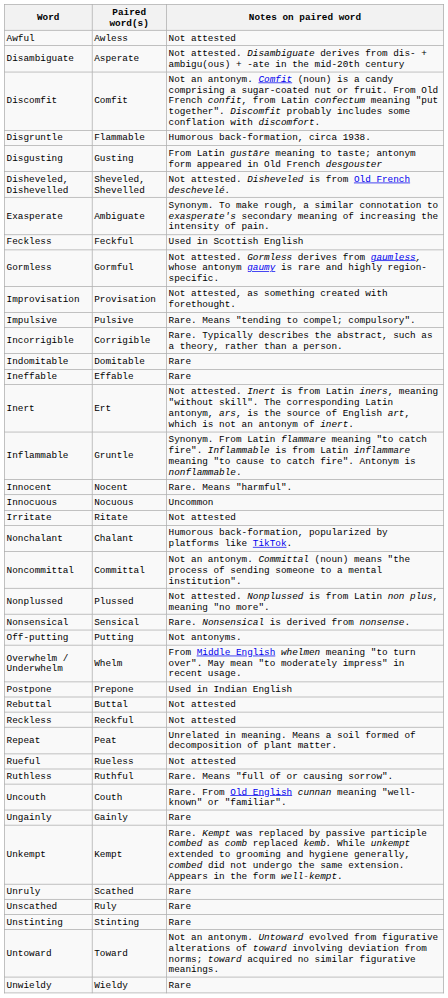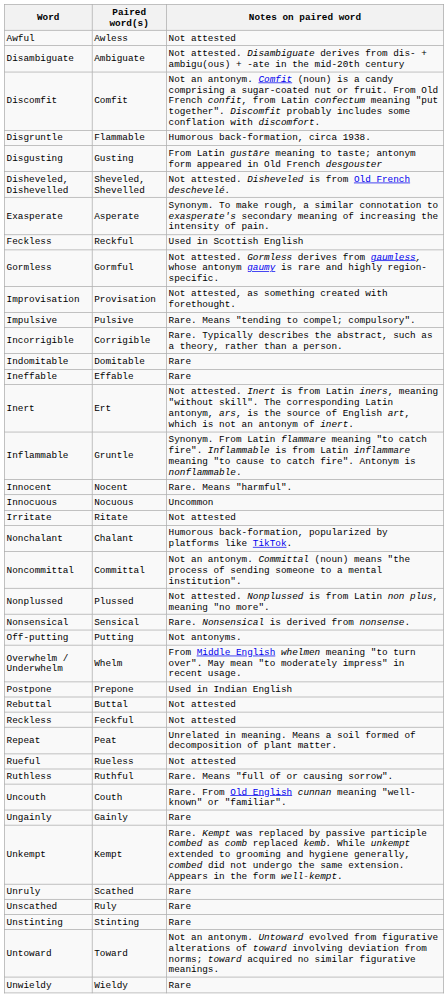(117, 59) Asperate -> (119, 59) Ambiguate
(119, 216) Ambiguate -> (117, 216) Asperate
(114, 242) Feckful -> (114, 242) Reckful
(114, 720) Reckful -> (114, 720) Feckful
